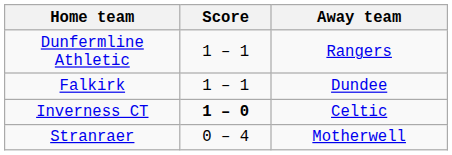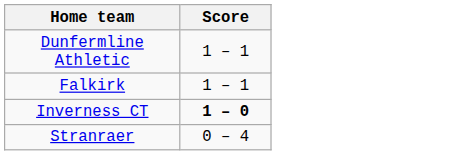- column: (359, 17)
